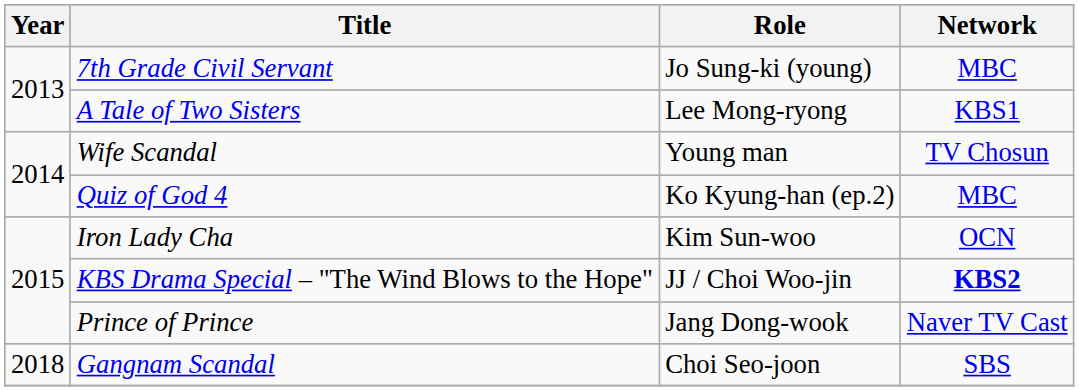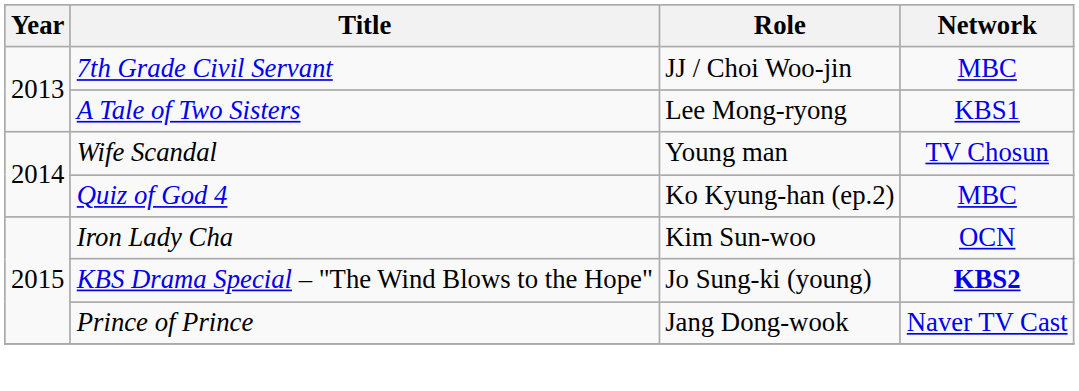(768, 68) Jo Sung-ki (young) -> (759, 68) JJ / Choi Woo-jin
(759, 279) JJ / Choi Woo-jin -> (768, 279) Jo Sung-ki (young)
- row: (176, 364)
